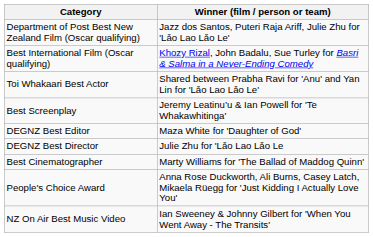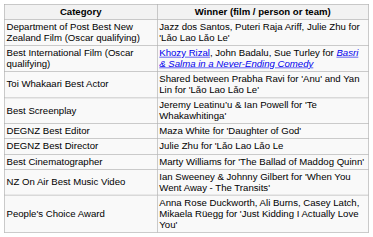rows swapped: (66, 219) <-> (56, 187)
